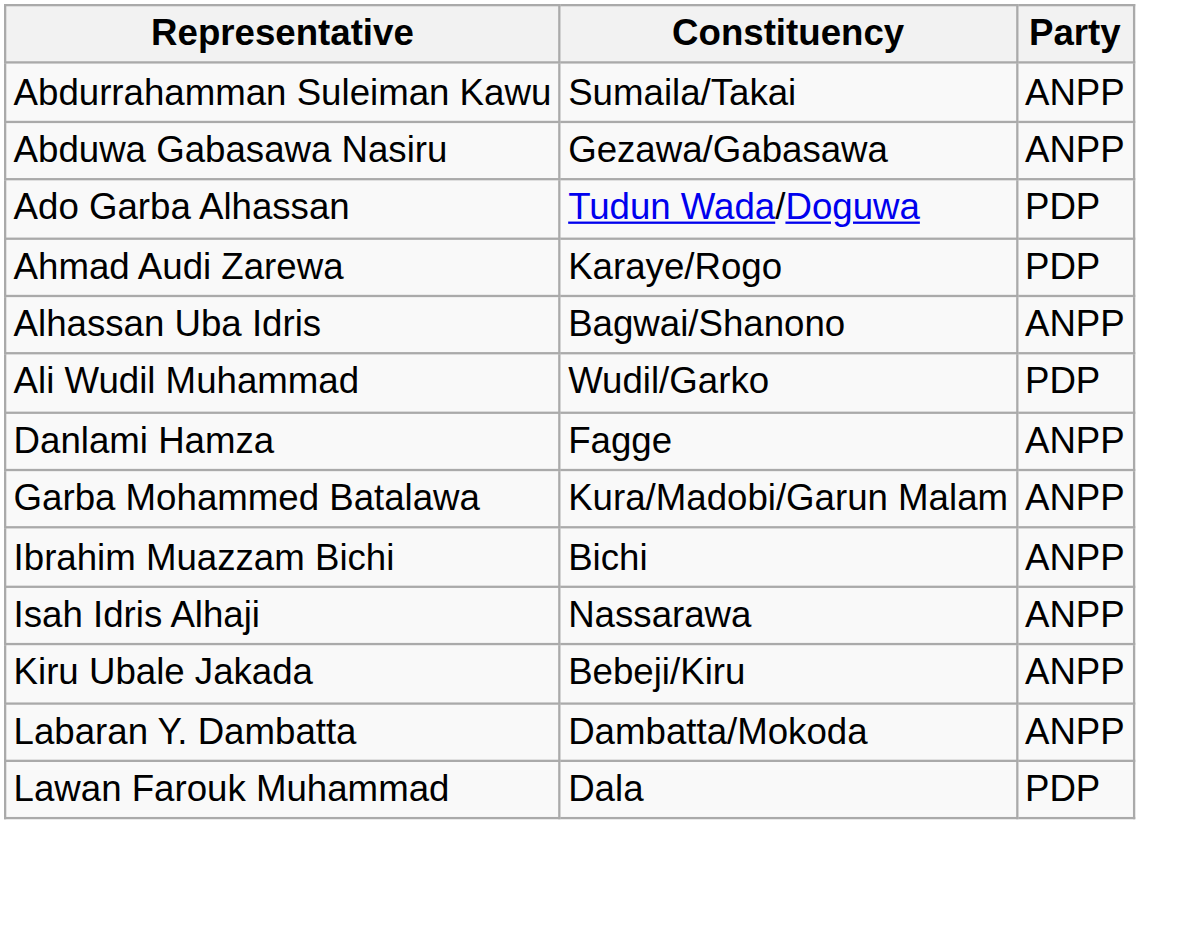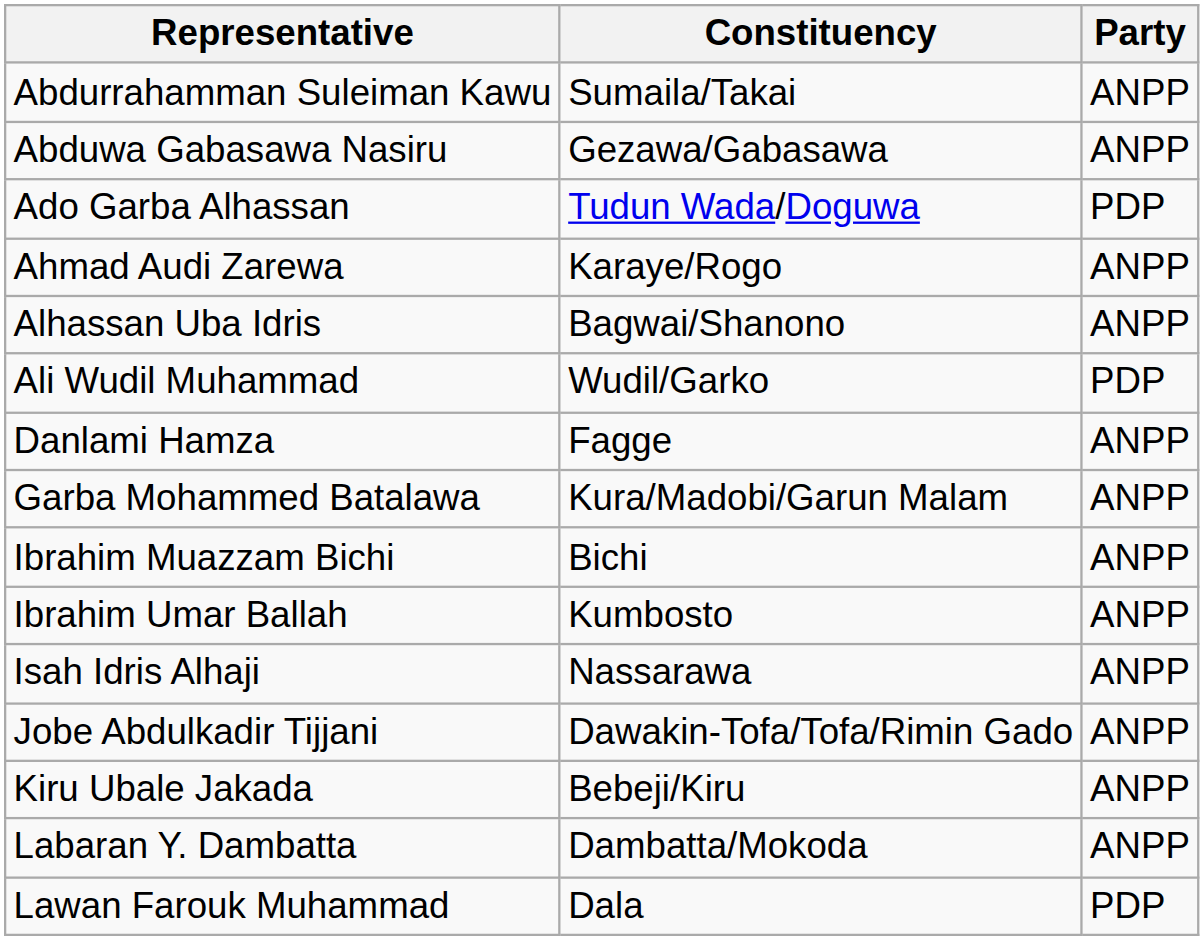(1063, 265) PDP -> (1140, 265) ANPP
+ row: (181, 614)
+ row: (196, 730)
